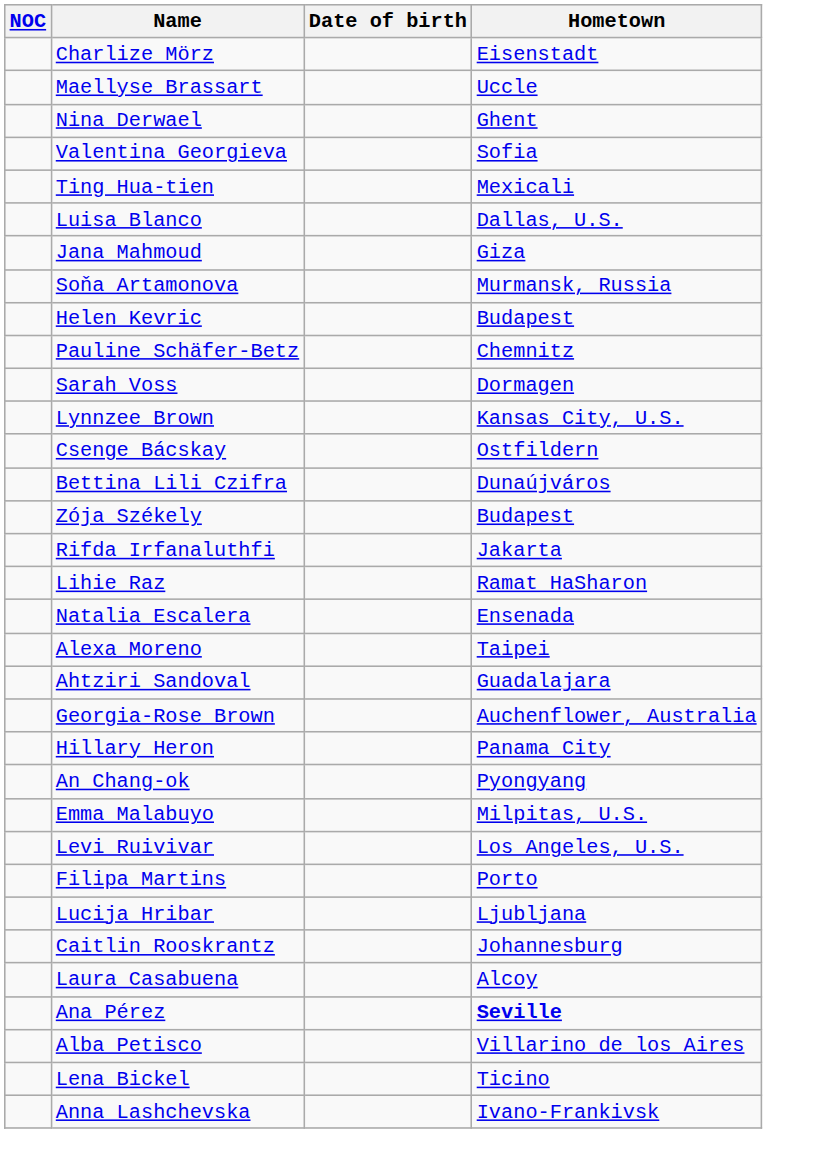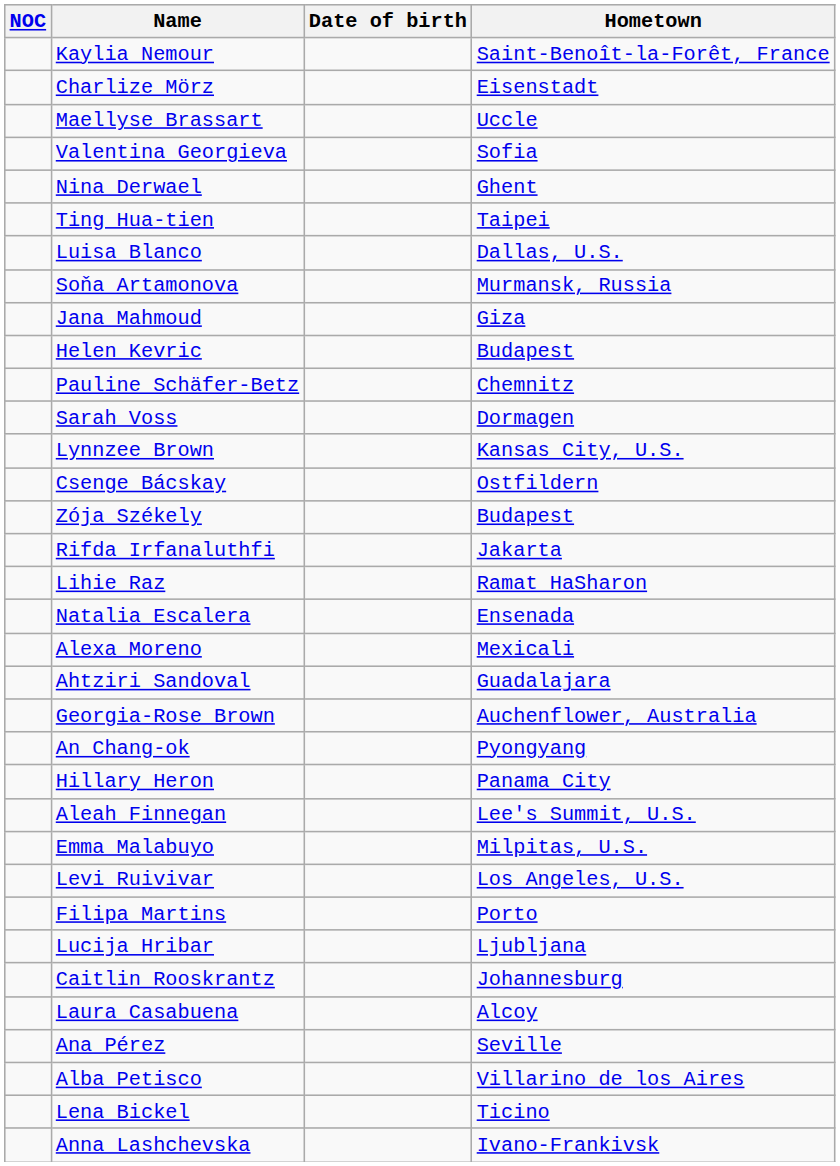+ row: (135, 54)
rows swapped: (129, 120) <-> (171, 154)
(525, 187) Mexicali -> (513, 220) Taipei
rows swapped: (147, 286) <-> (129, 253)
- row: (171, 484)
(513, 649) Taipei -> (525, 649) Mexicali
rows swapped: (123, 782) <-> (135, 748)
+ row: (141, 815)
(519, 1013) bold -> (519, 1046) normal
